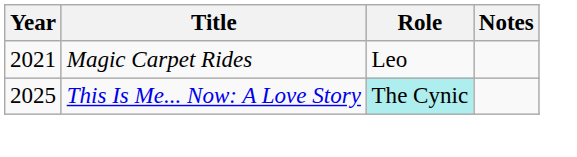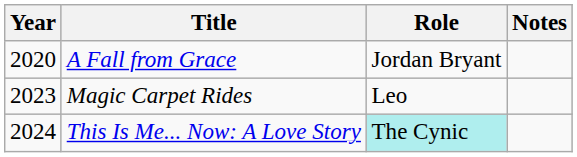+ row: (152, 59)
(33, 59) 2021 -> (33, 95) 2023
(33, 95) 2025 -> (33, 132) 2024
